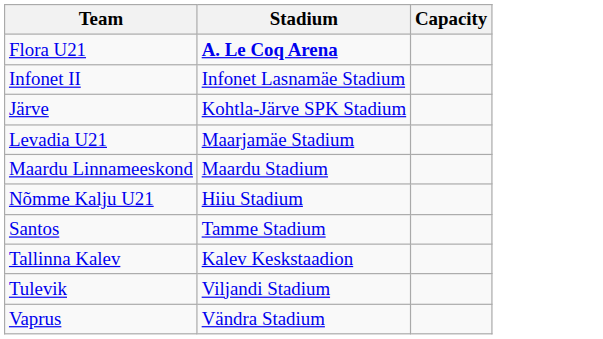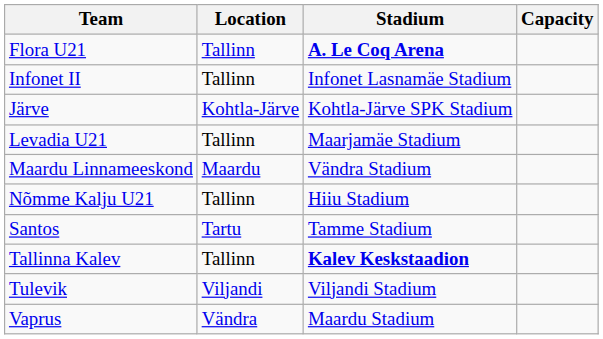+ column: (250, 19)
(265, 169) Maardu Stadium -> (369, 169) Vändra Stadium
(277, 259) normal -> (388, 259) bold
(263, 318) Vändra Stadium -> (371, 318) Maardu Stadium
